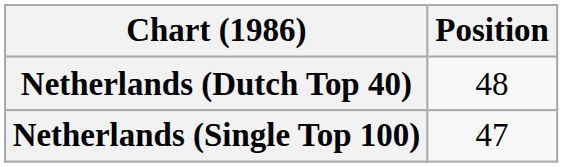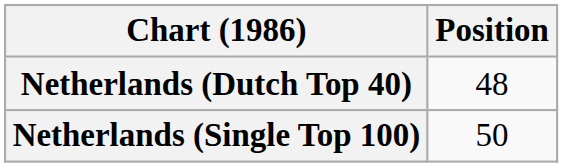(492, 135) 47 -> (492, 135) 50
